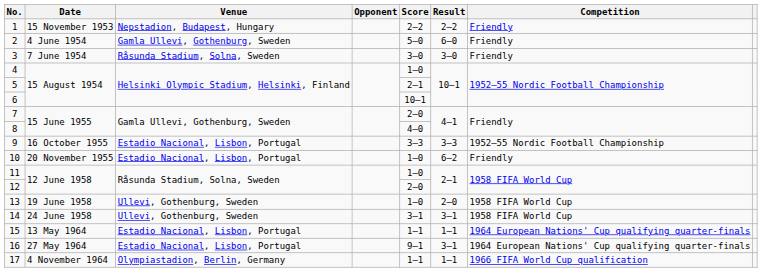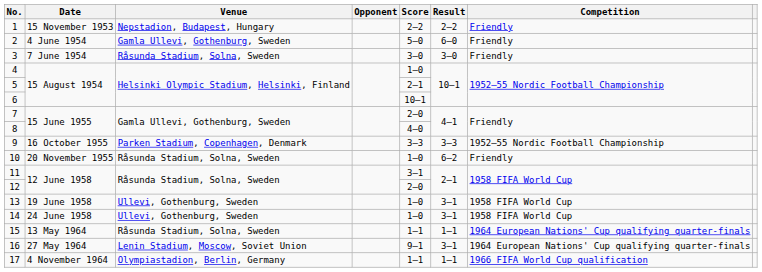(209, 143) Estadio Nacional, Lisbon, Portugal -> (212, 143) Parken Stadium, Copenhagen, Denmark
(209, 158) Estadio Nacional, Lisbon, Portugal -> (199, 158) Råsunda Stadium, Solna, Sweden
(415, 172) 1–0 -> (415, 172) 3–1
(449, 202) 2–0 -> (449, 202) 3–1
(415, 216) 3–1 -> (415, 216) 1–0
(209, 231) Estadio Nacional, Lisbon, Portugal -> (199, 231) Råsunda Stadium, Solna, Sweden
(209, 246) Estadio Nacional, Lisbon, Portugal -> (212, 246) Lenin Stadium, Moscow, Soviet Union
